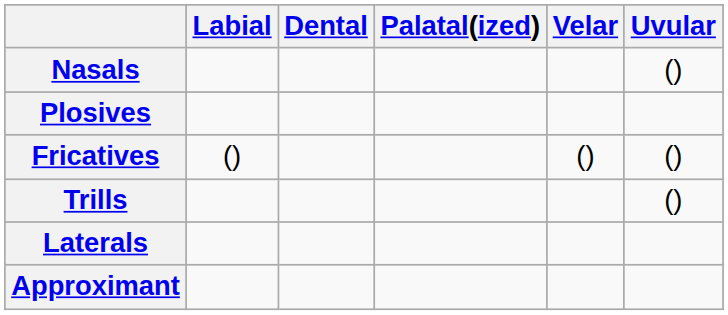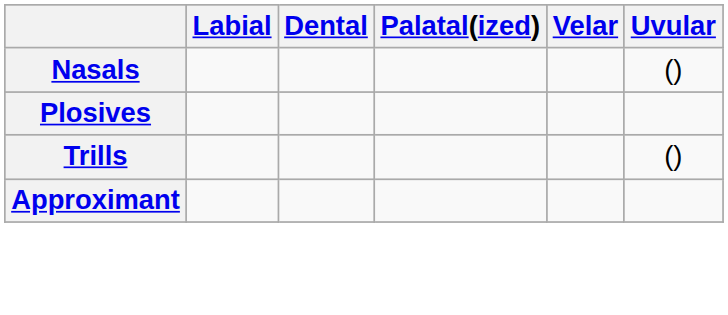- row: (96, 156)
- row: (96, 243)
